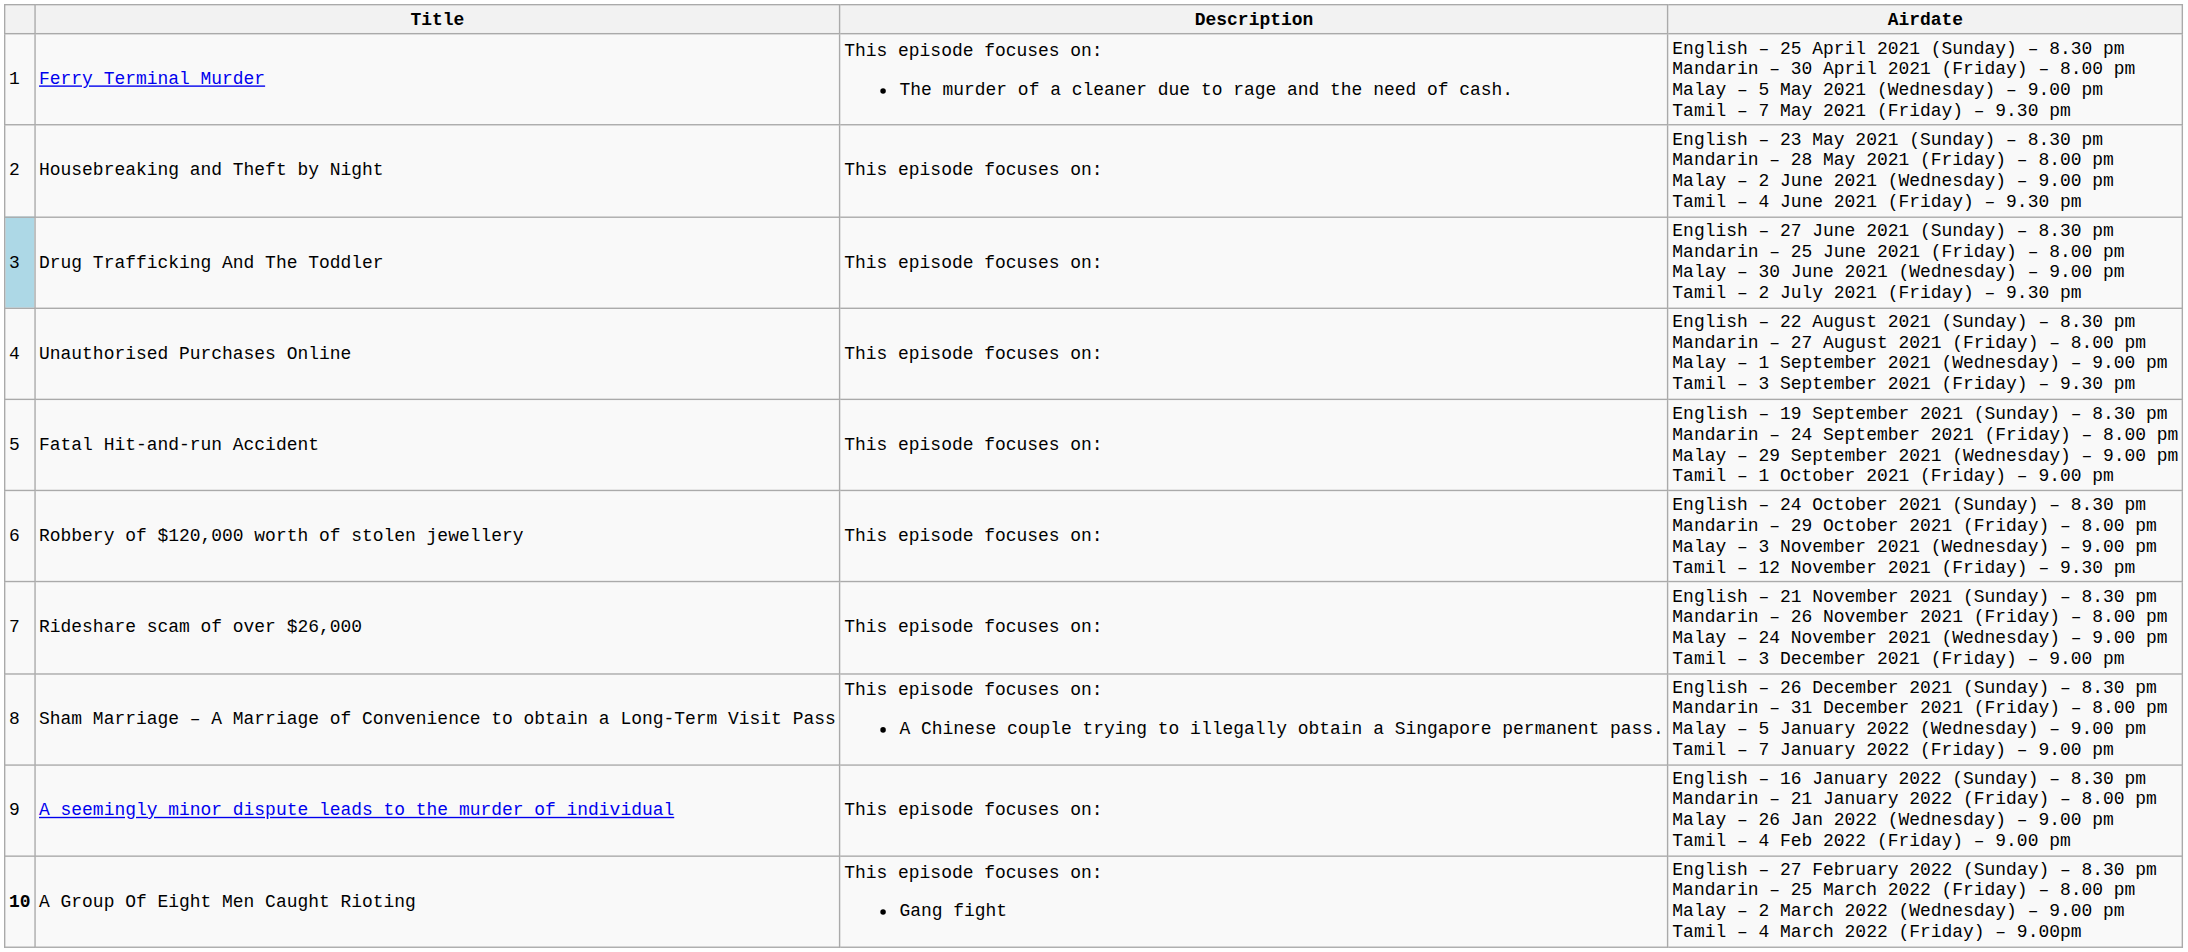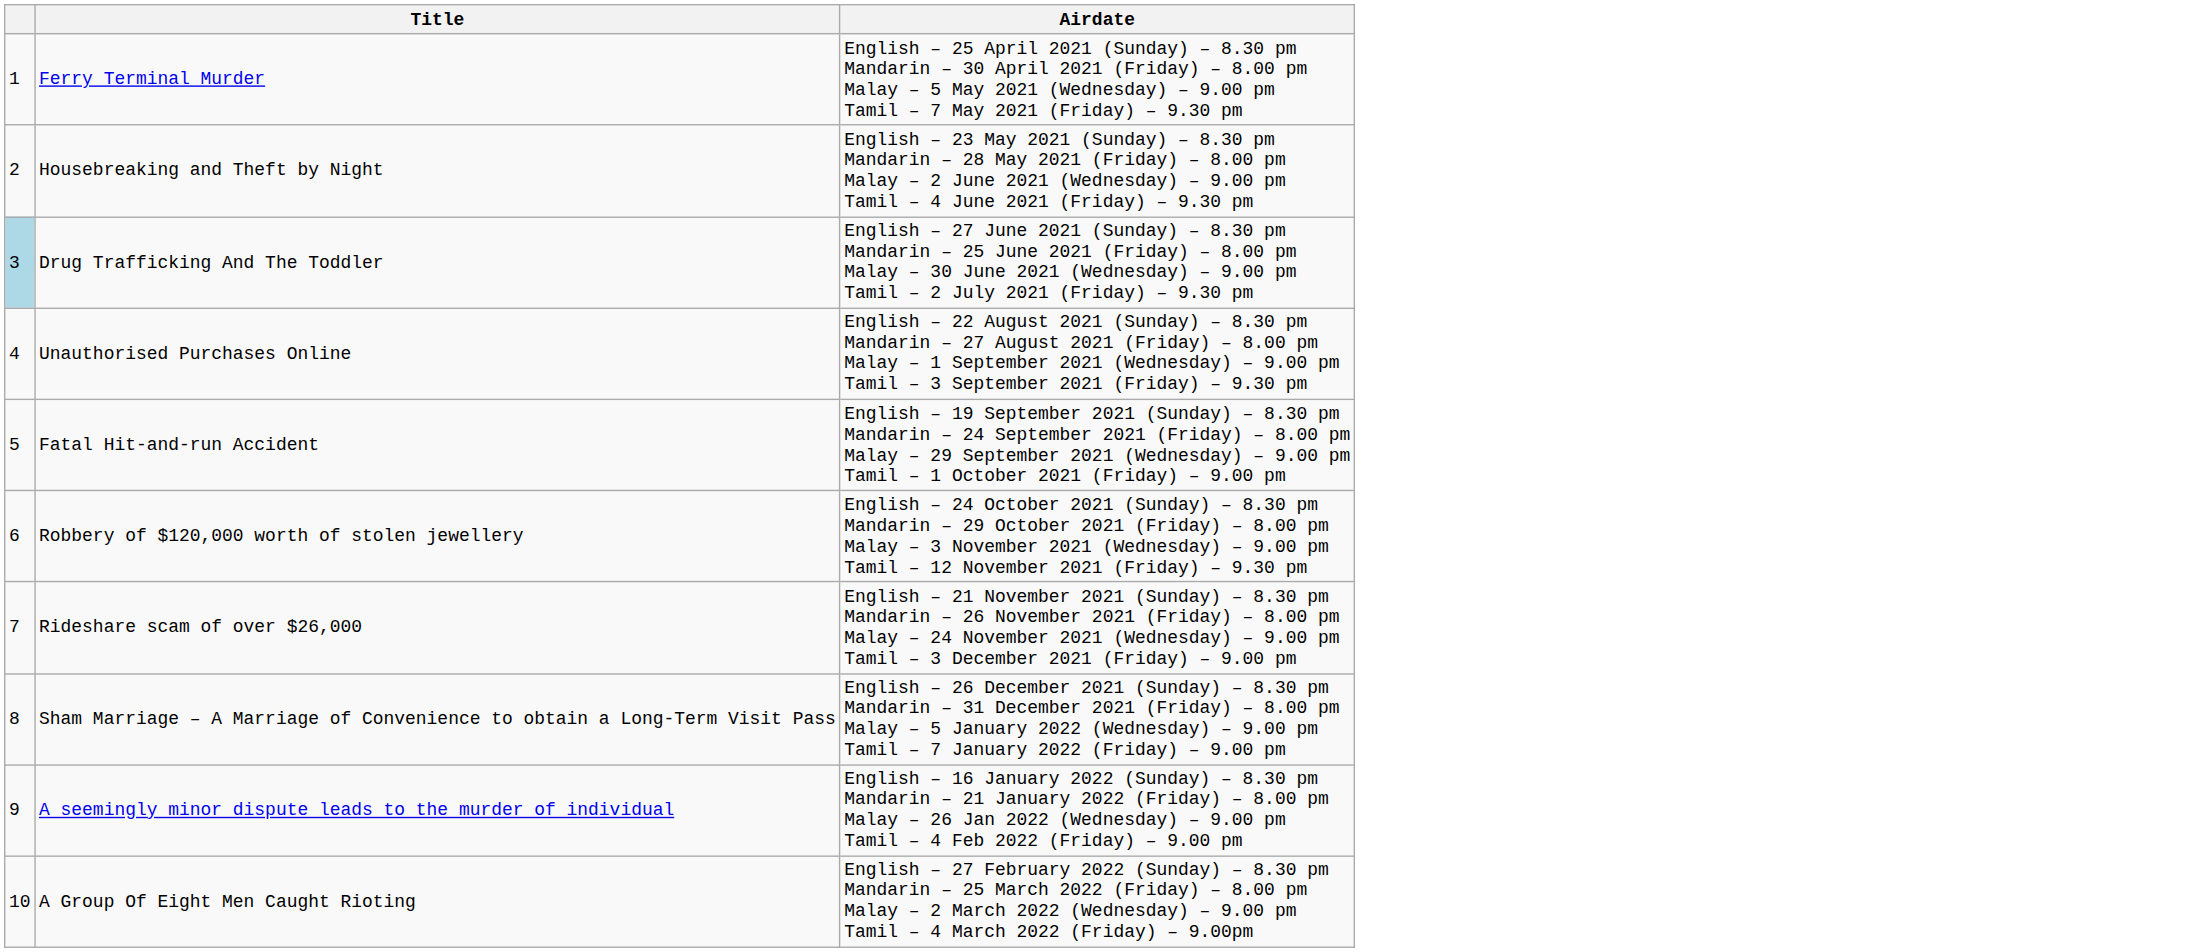- column: (1254, 19)
(20, 902) bold -> (20, 902) normal
